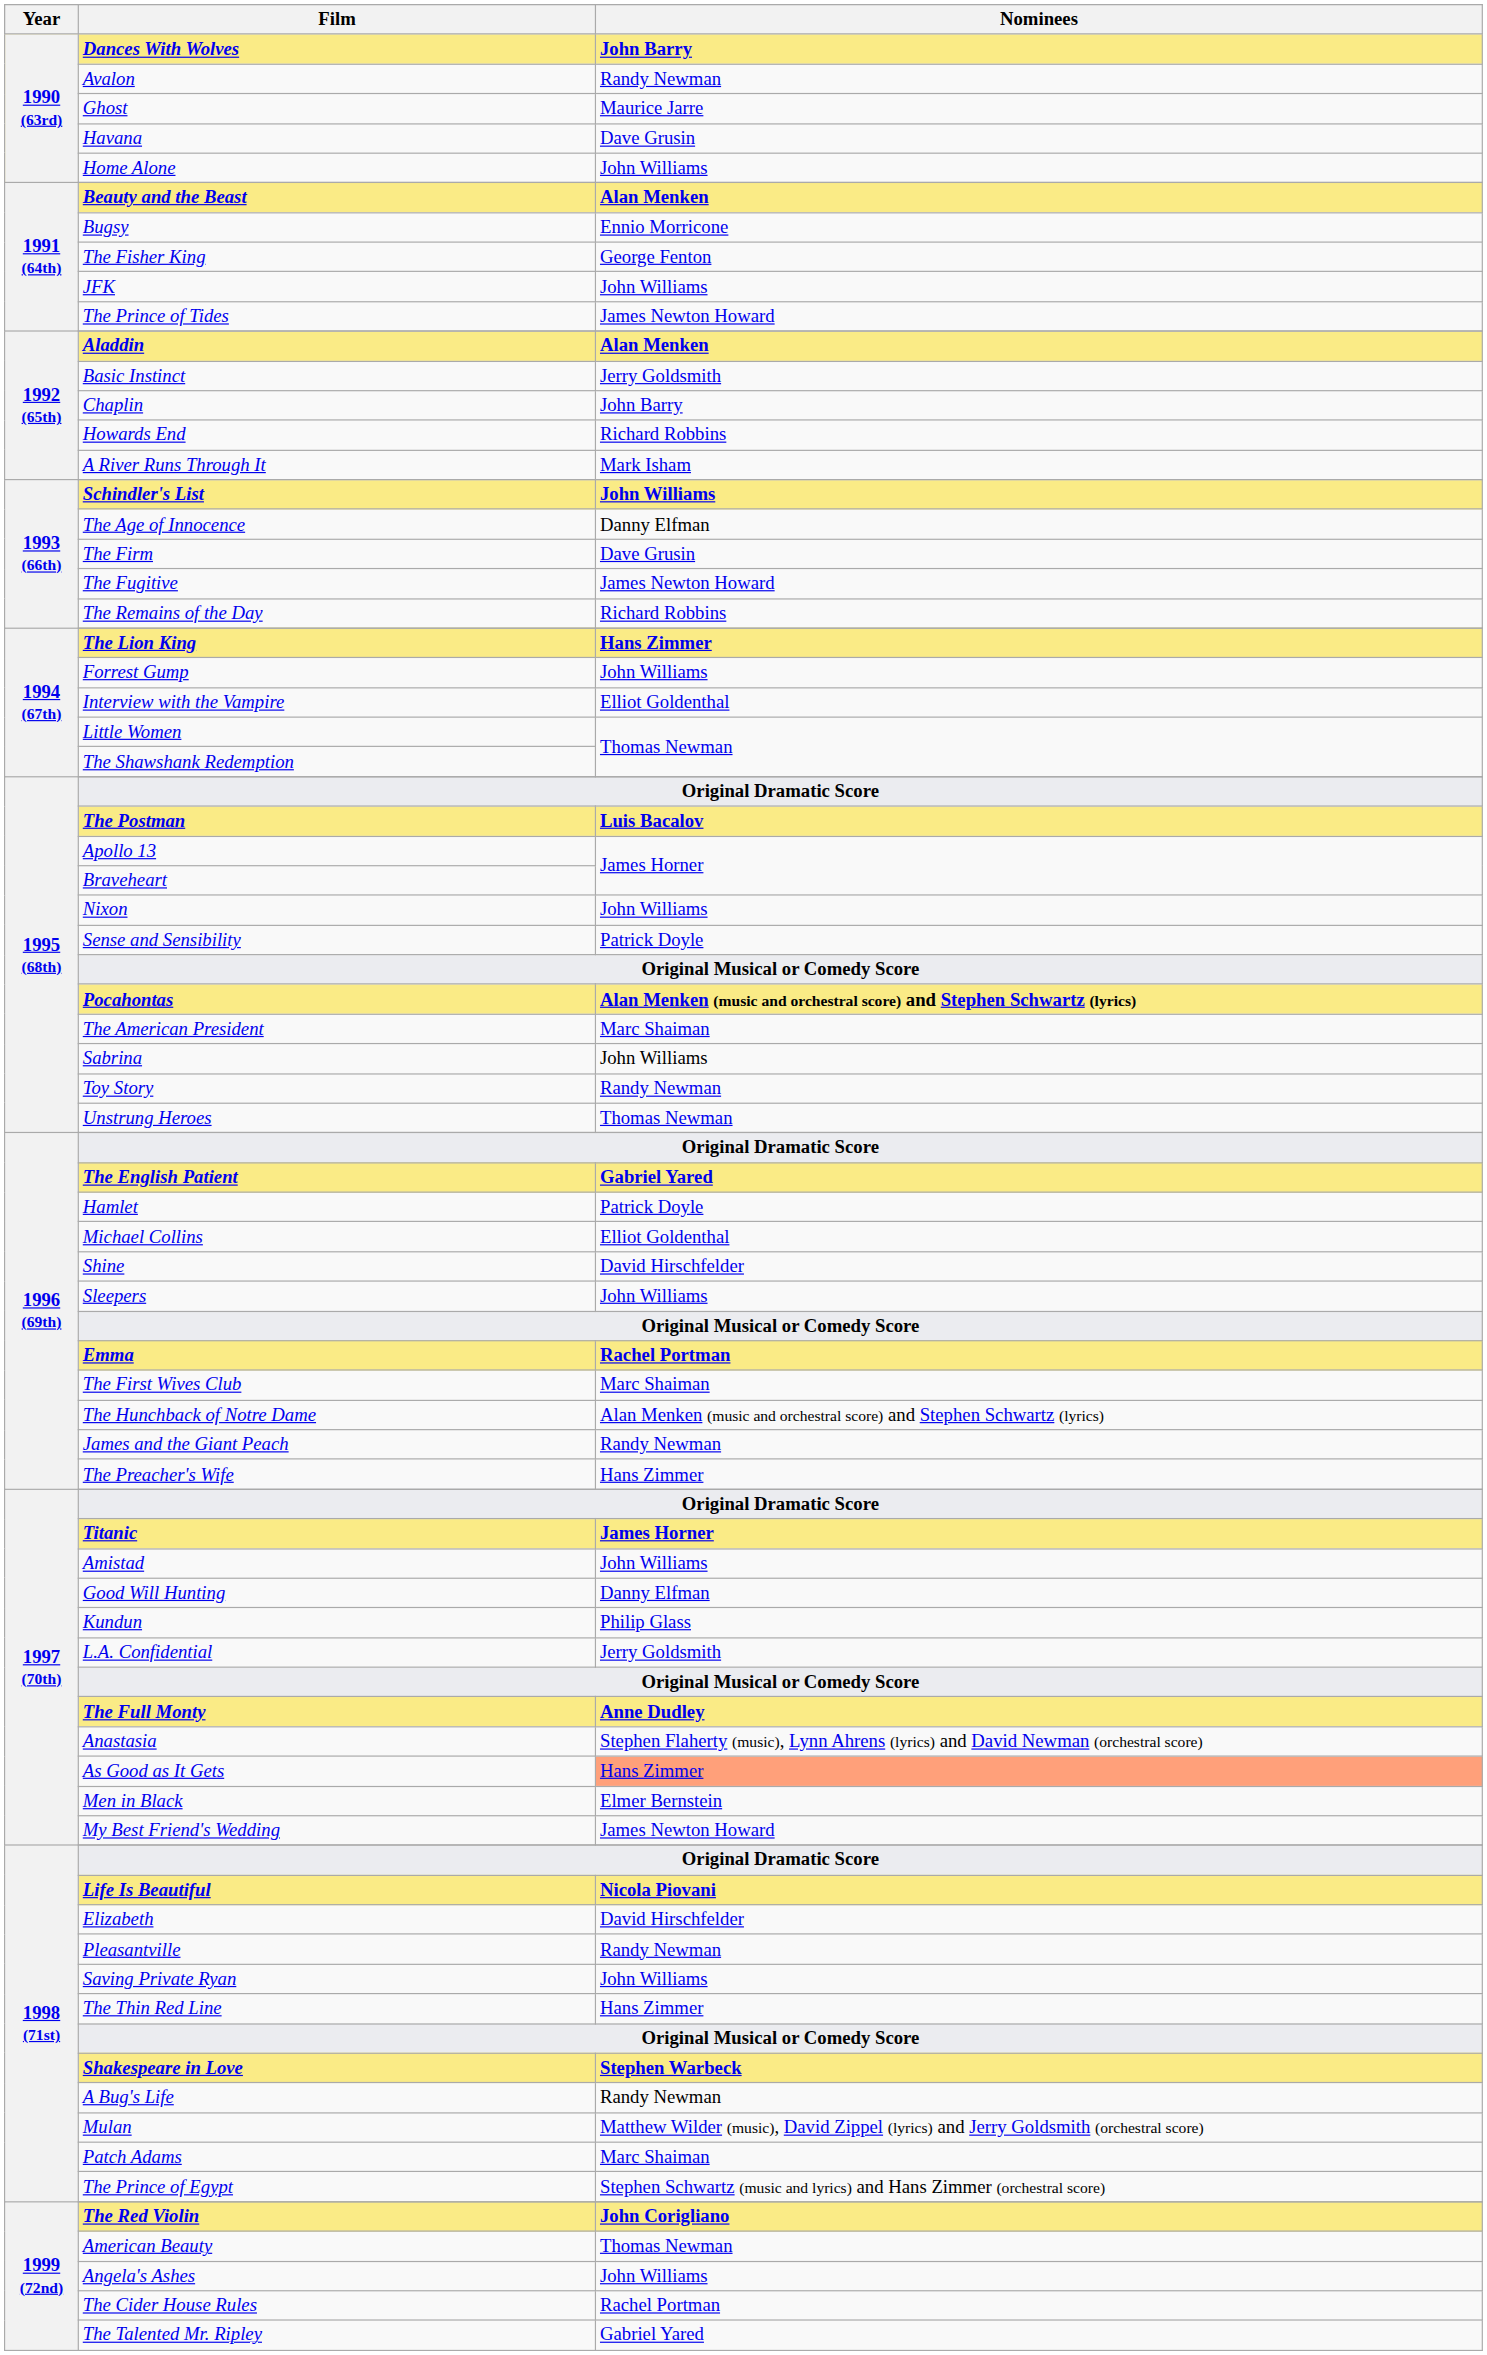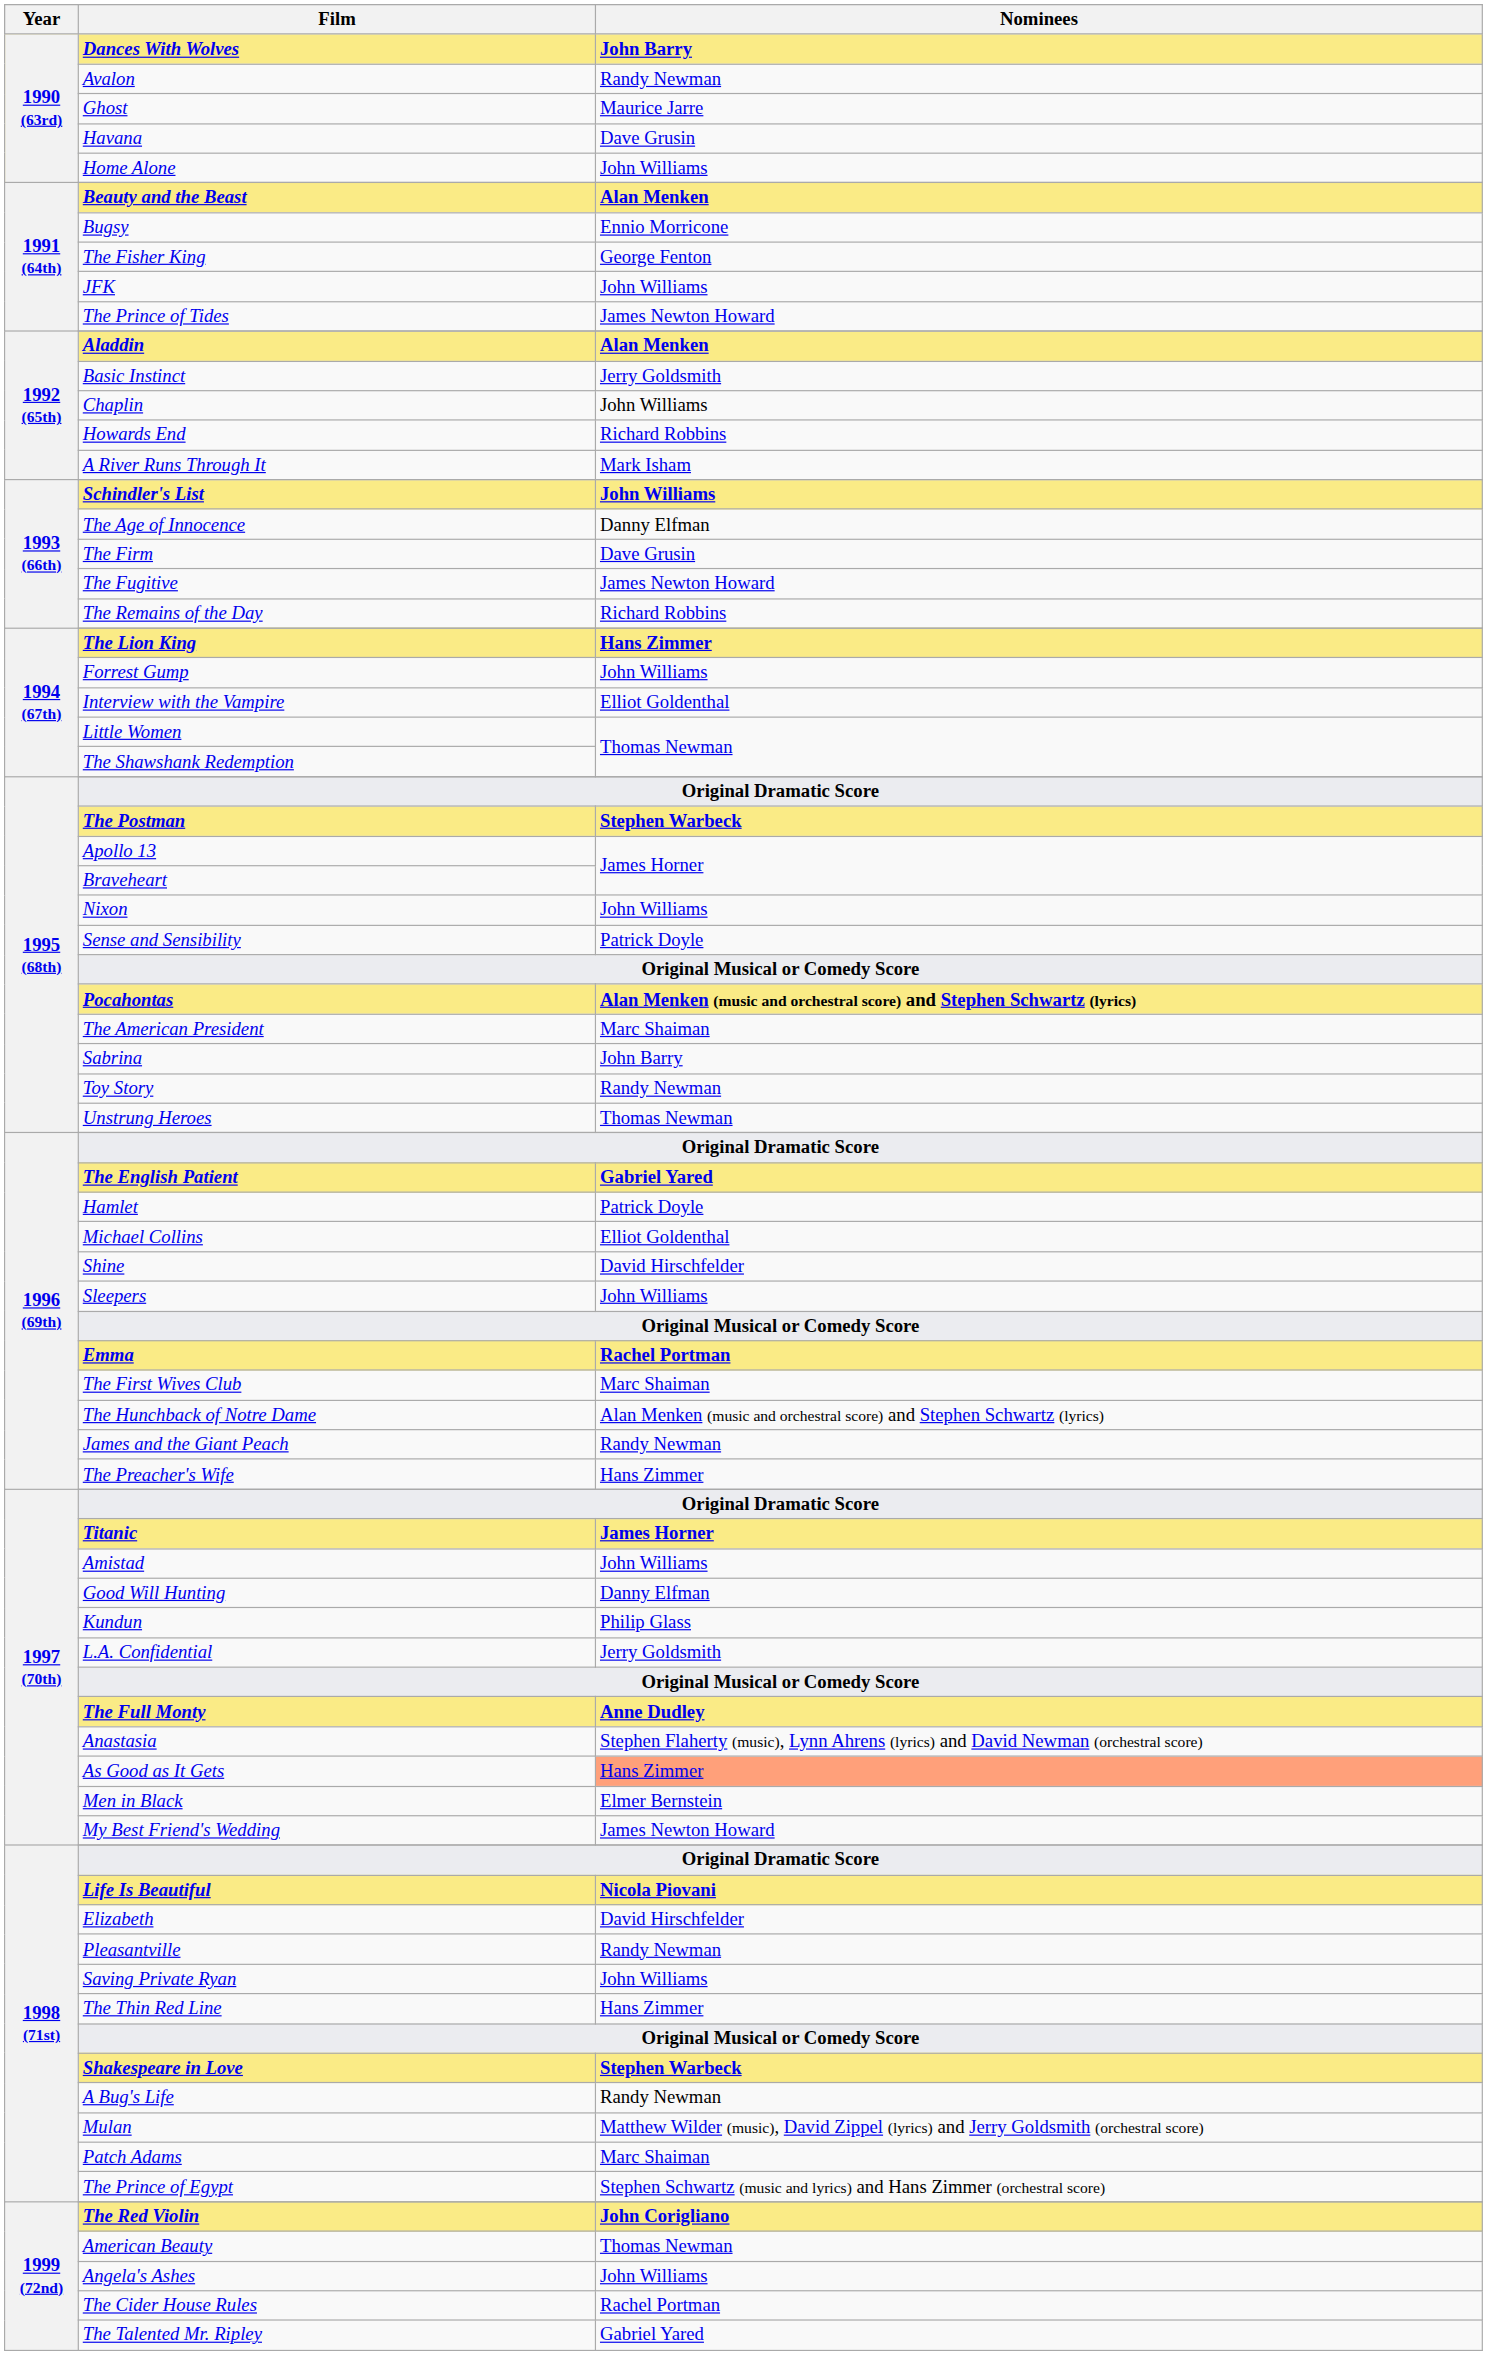(641, 405) John Barry -> (654, 405) John Williams
(652, 820) Luis Bacalov -> (671, 820) Stephen Warbeck
(654, 1058) John Williams -> (641, 1058) John Barry
